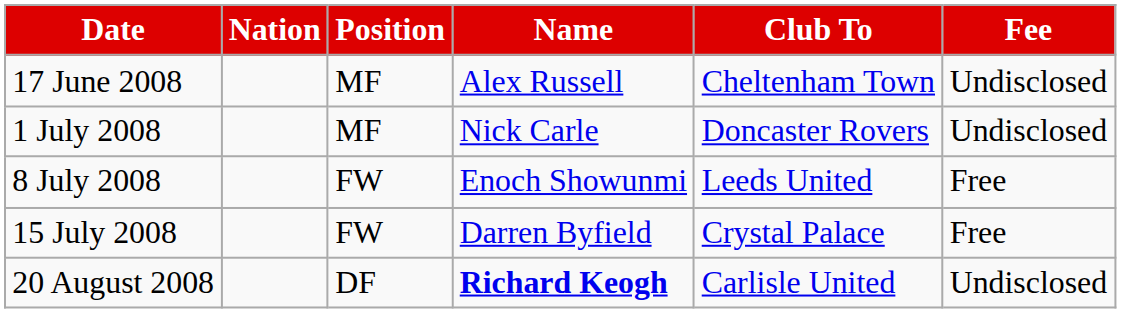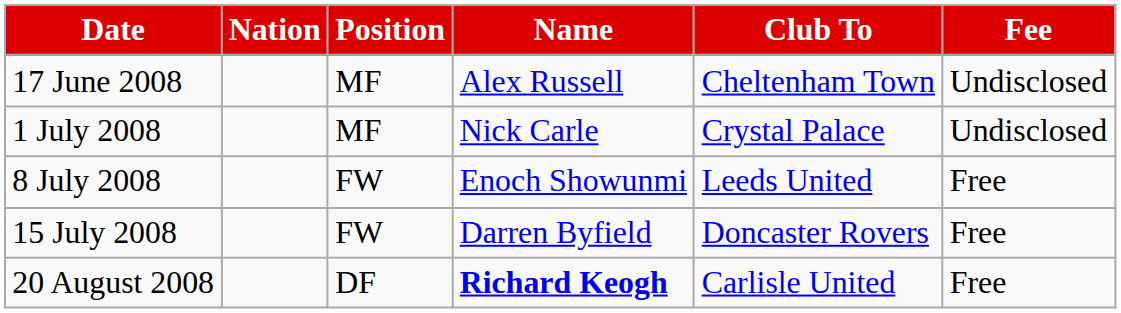(815, 130) Doncaster Rovers -> (793, 130) Crystal Palace
(793, 231) Crystal Palace -> (815, 231) Doncaster Rovers
(1028, 282) Undisclosed -> (978, 282) Free
